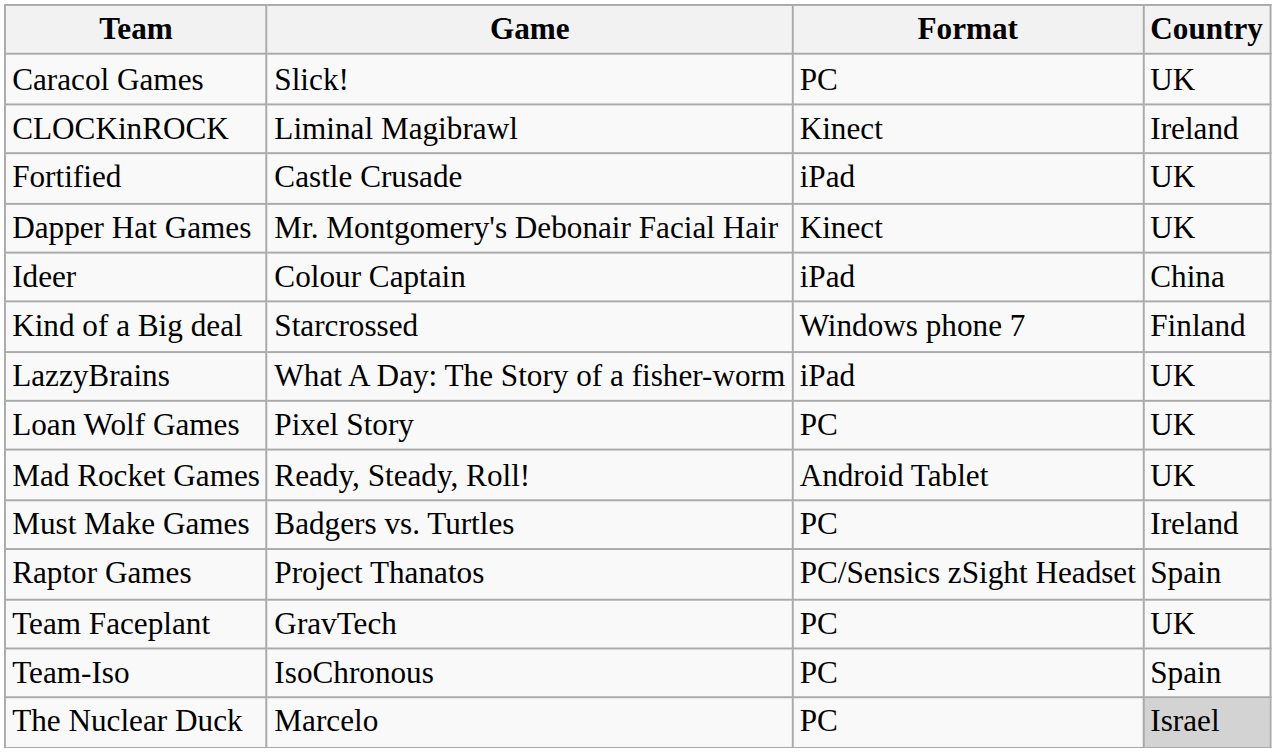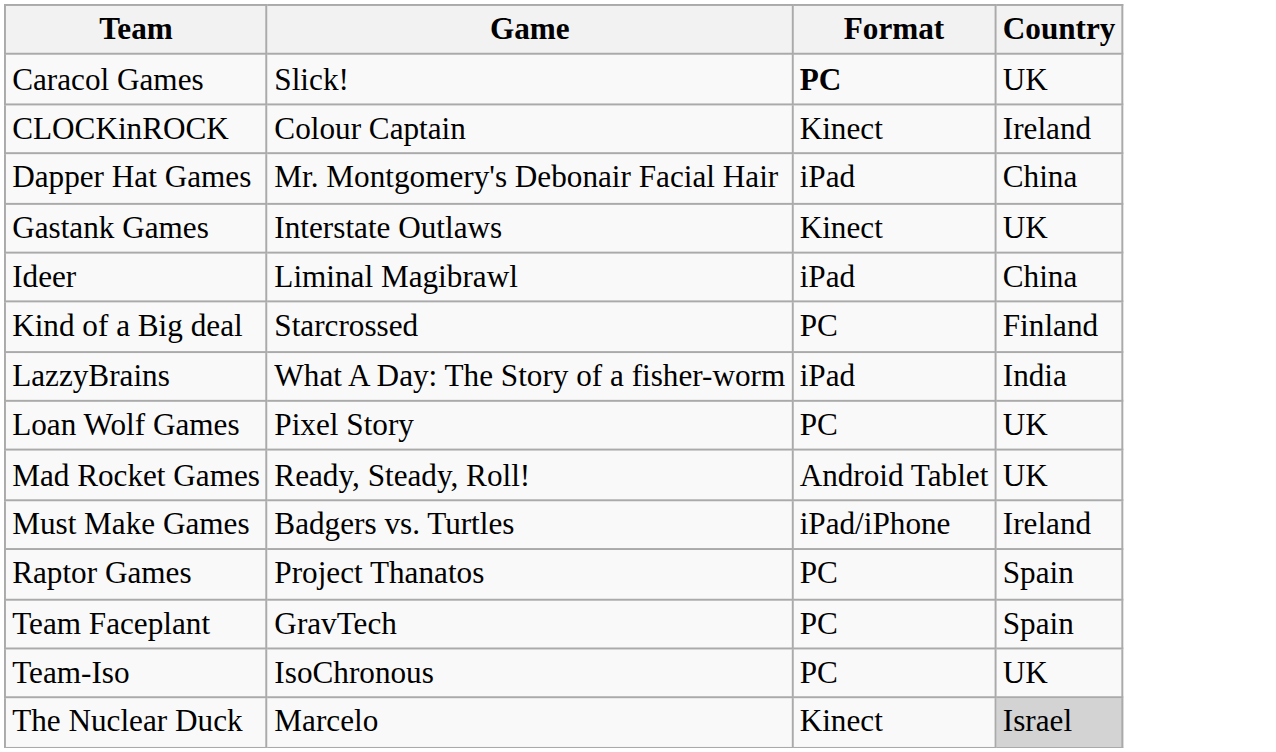(819, 78) normal -> (820, 78) bold
(396, 128) Liminal Magibrawl -> (370, 128) Colour Captain
- row: (67, 177)
(841, 227) Kinect -> (827, 177) iPad
(1173, 227) UK -> (1040, 177) China
+ row: (111, 227)
(370, 276) Colour Captain -> (396, 276) Liminal Magibrawl
(913, 326) Windows phone 7 -> (819, 326) PC
(1173, 375) UK -> (1035, 375) India
(819, 524) PC -> (875, 524) iPad/iPhone
(968, 573) PC/Sensics zSight Headset -> (819, 573) PC
(1173, 623) UK -> (1038, 623) Spain
(1186, 672) Spain -> (1025, 672) UK
(819, 721) PC -> (841, 721) Kinect
